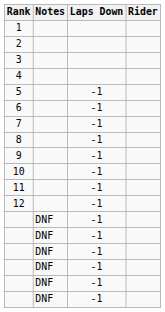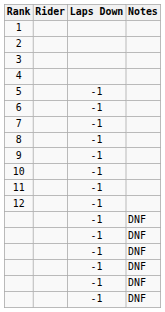columns swapped: (143, 13) <-> (50, 13)
